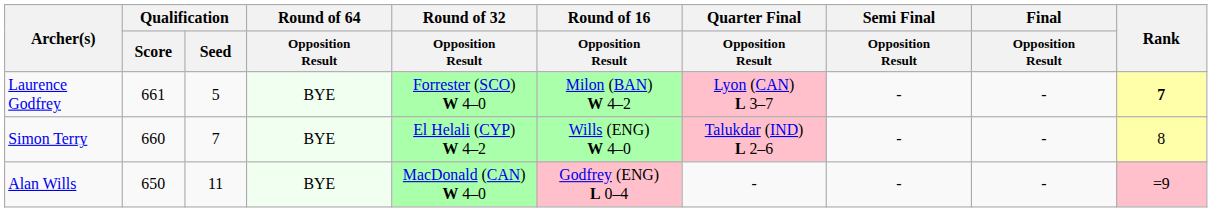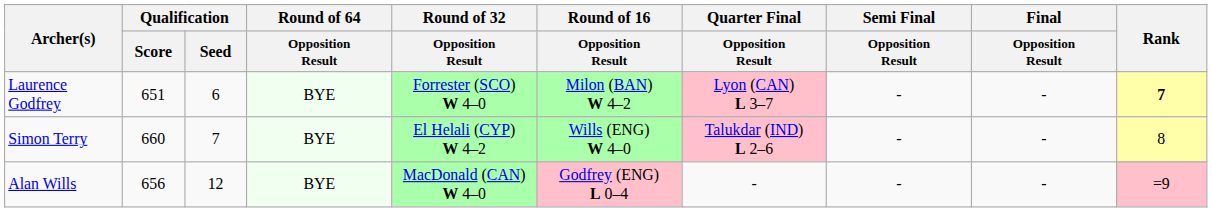(153, 94) 661 -> (153, 94) 651
(216, 94) 5 -> (216, 94) 6
(153, 184) 650 -> (153, 184) 656
(216, 184) 11 -> (216, 184) 12
